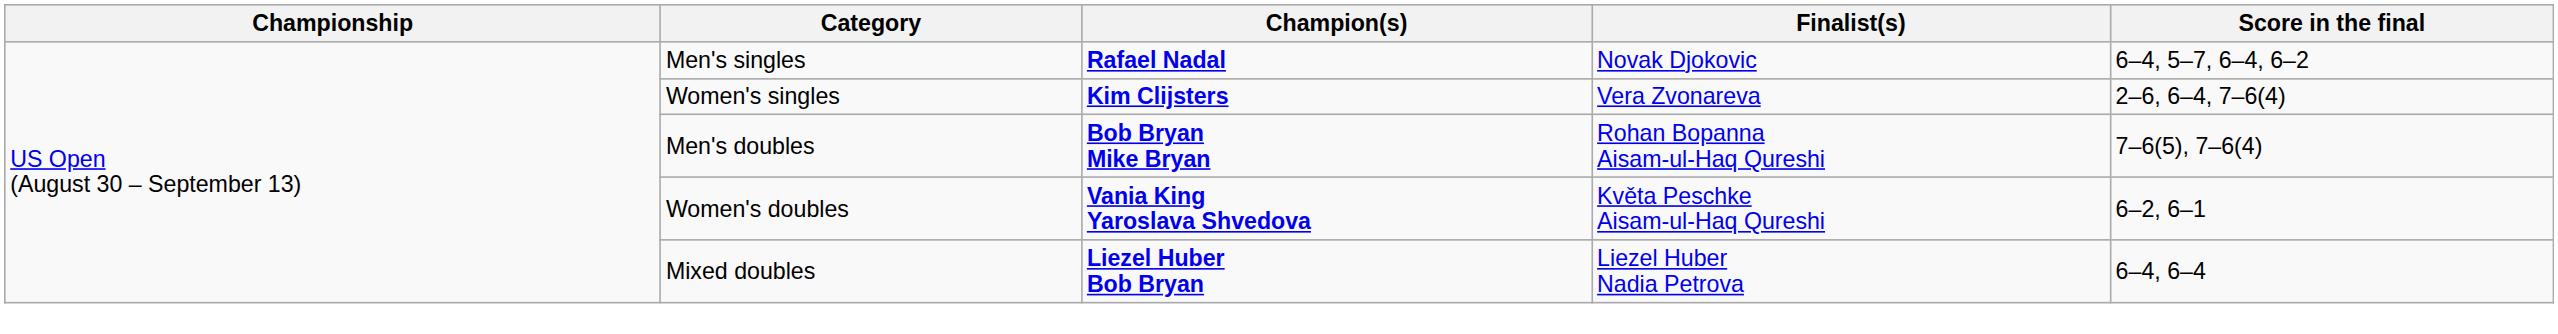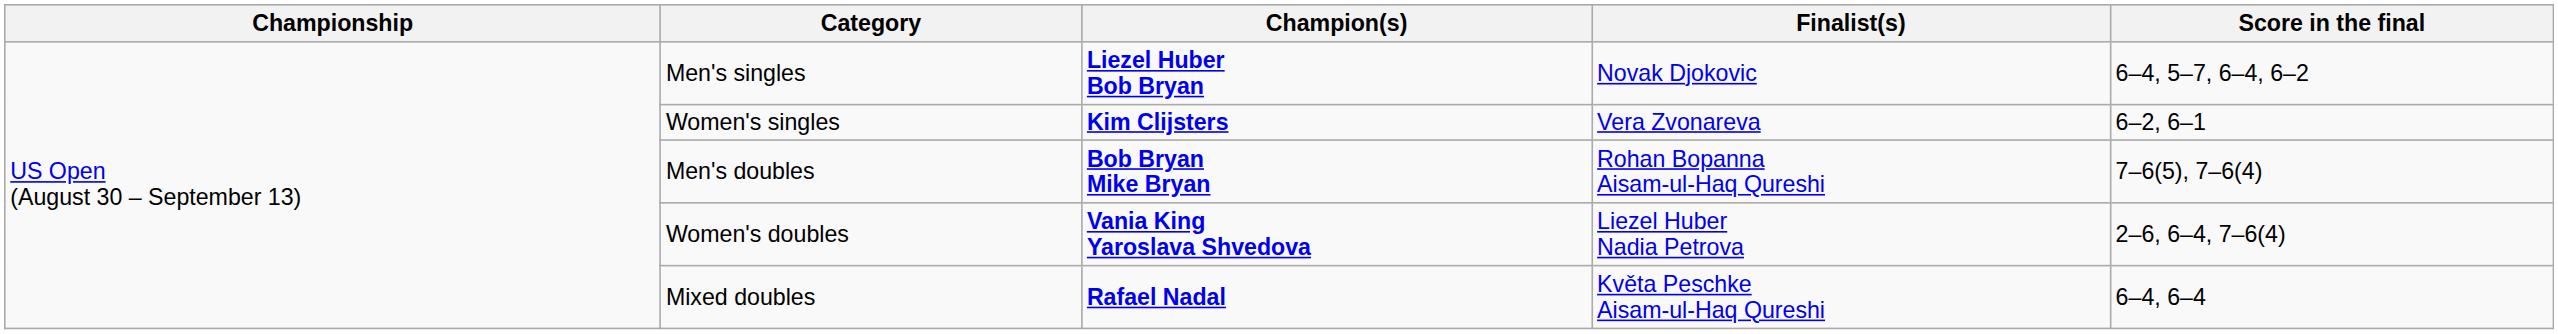(1156, 60) Rafael Nadal -> (1156, 73) Liezel Huber Bob Bryan
(2201, 97) 2–6, 6–4, 7–6(4) -> (2161, 123) 6–2, 6–1
(1711, 209) Květa Peschke Aisam-ul-Haq Qureshi -> (1671, 234) Liezel Huber Nadia Petrova
(2161, 209) 6–2, 6–1 -> (2201, 234) 2–6, 6–4, 7–6(4)
(1156, 271) Liezel Huber Bob Bryan -> (1156, 297) Rafael Nadal
(1671, 271) Liezel Huber Nadia Petrova -> (1711, 297) Květa Peschke Aisam-ul-Haq Qureshi
